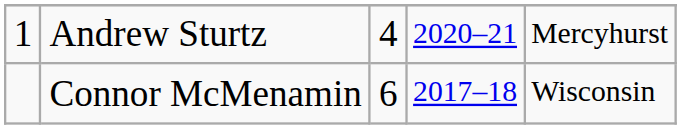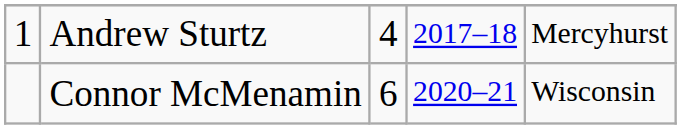(465, 33) 2020–21 -> (465, 33) 2017–18
(465, 92) 2017–18 -> (465, 92) 2020–21
